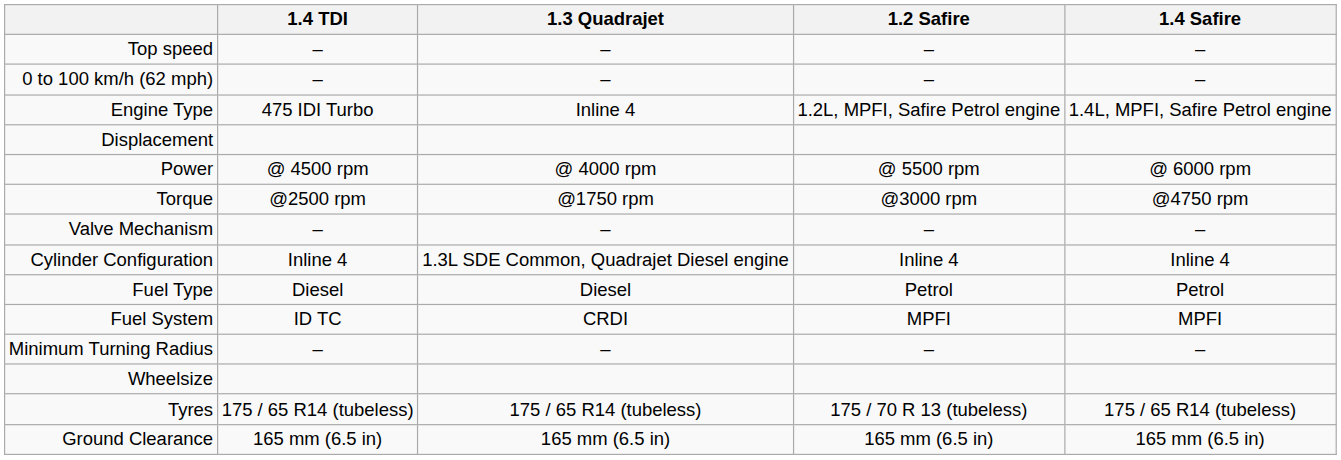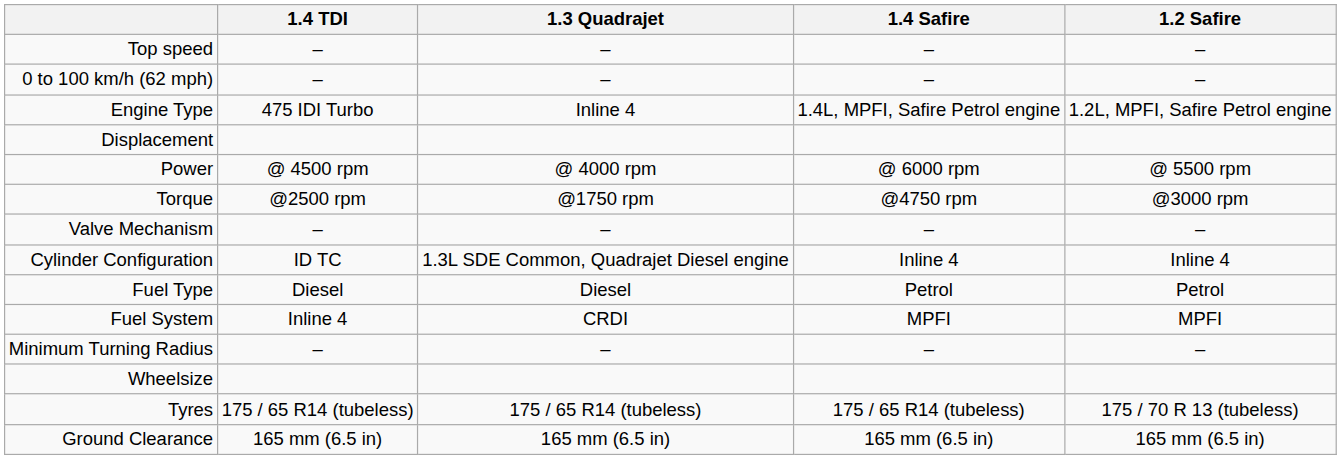columns swapped: (929, 19) <-> (1200, 19)
(318, 258) Inline 4 -> (318, 258) ID TC
(318, 318) ID TC -> (318, 318) Inline 4
